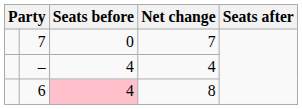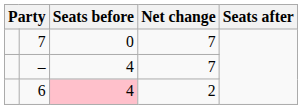(212, 66) 4 -> (212, 66) 7
(212, 91) 8 -> (212, 91) 2
